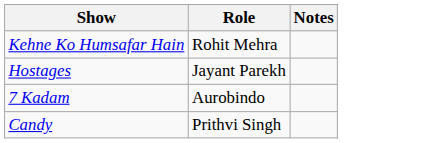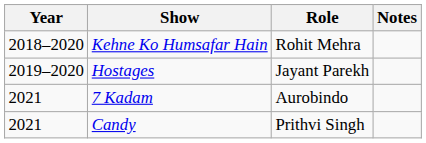+ column: (46, 17)
